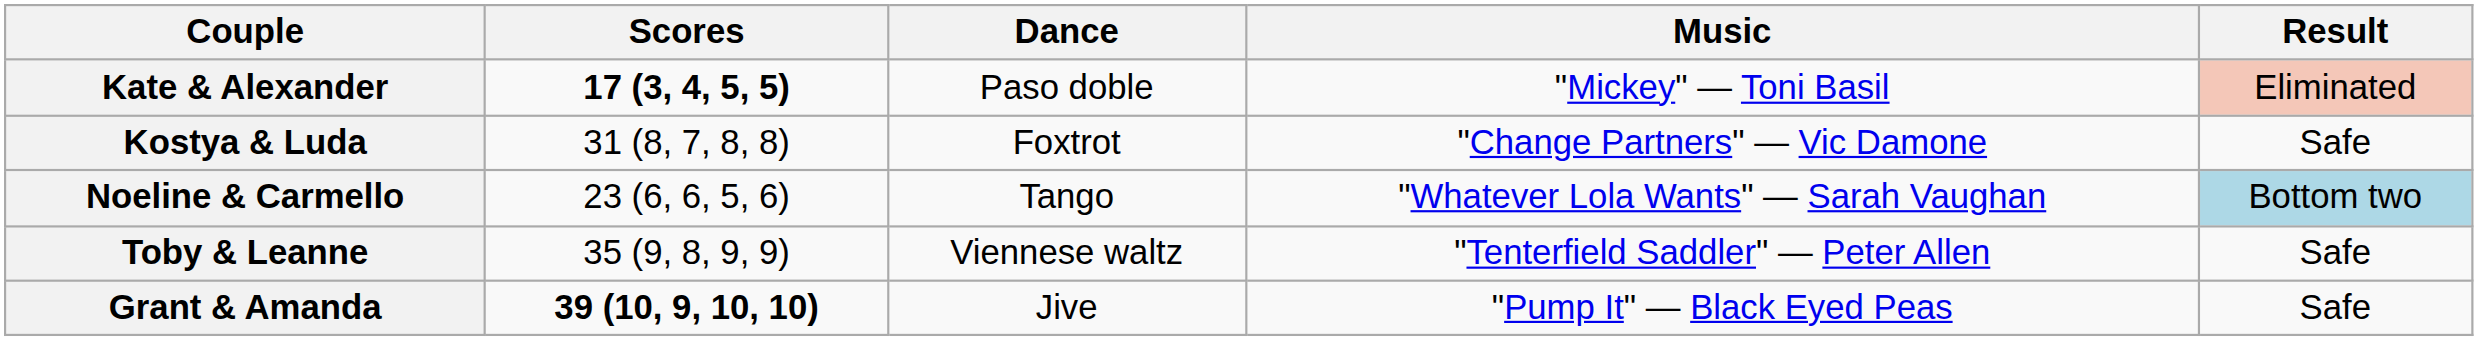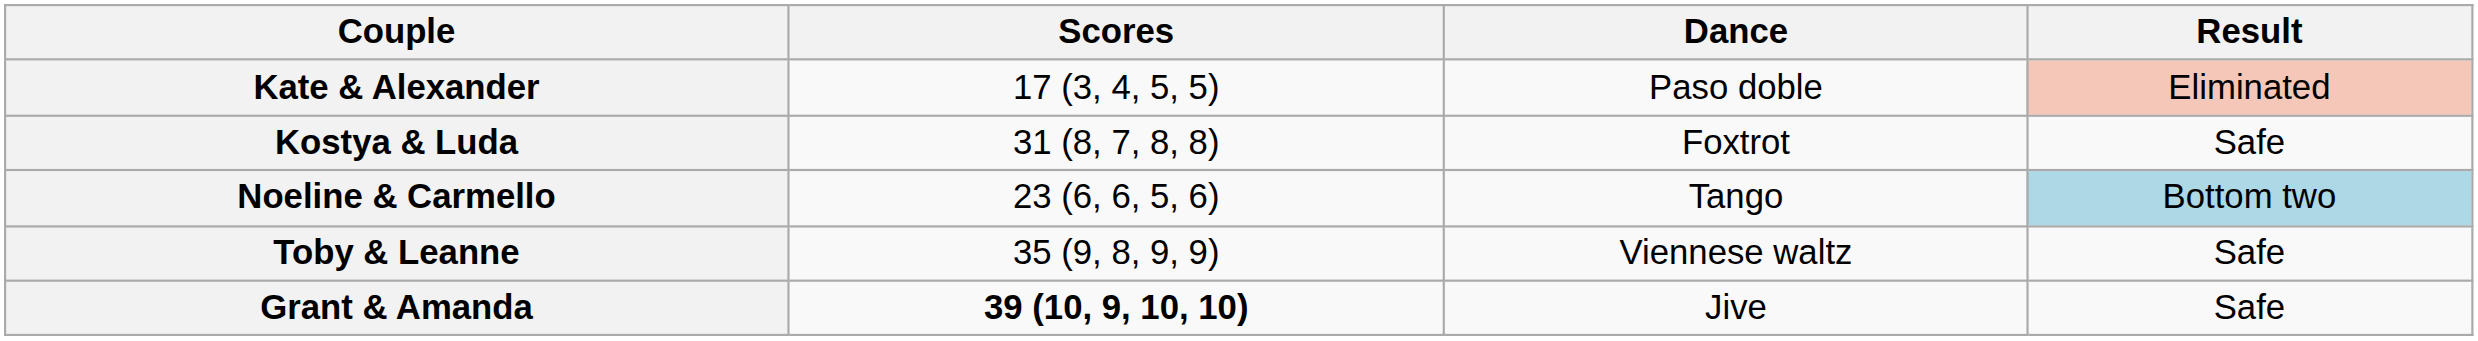- column: (1722, 32)
(687, 87) bold -> (1116, 87) normal
